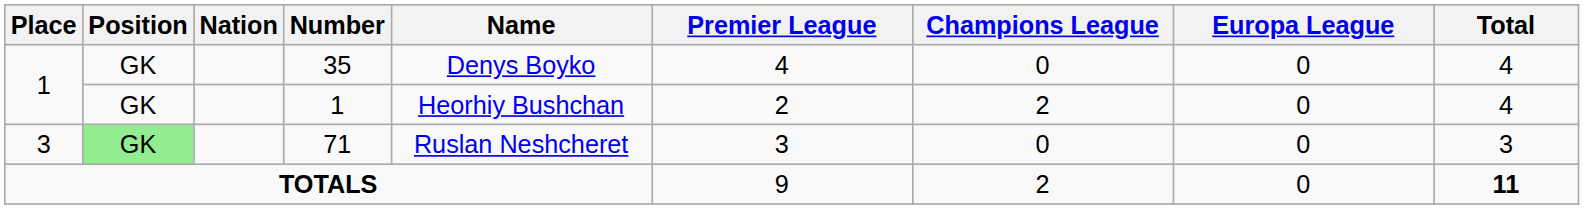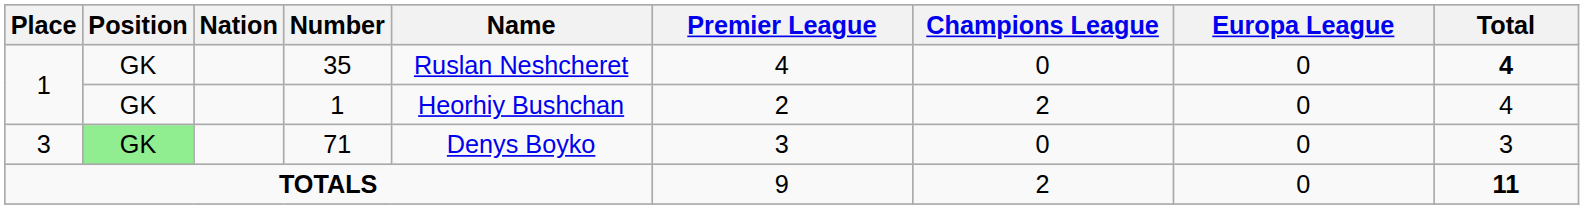(521, 65) Denys Boyko -> (521, 65) Ruslan Neshcheret
(1506, 65) normal -> (1506, 65) bold
(521, 145) Ruslan Neshcheret -> (521, 145) Denys Boyko
